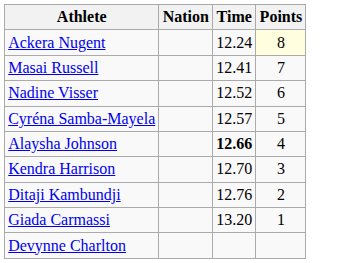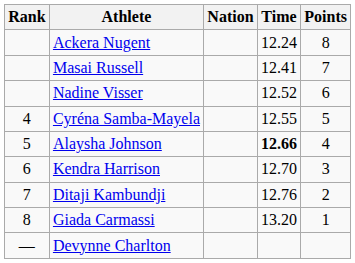+ column: (27, 17)
(281, 42) lightyellow background -> (326, 42) no background
(234, 118) 12.57 -> (279, 118) 12.55
